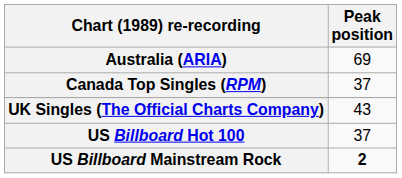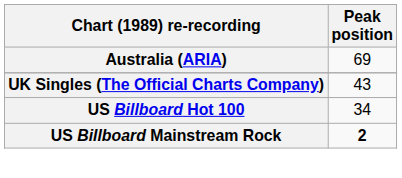- row: (166, 85)
(362, 135) 37 -> (362, 110) 34
